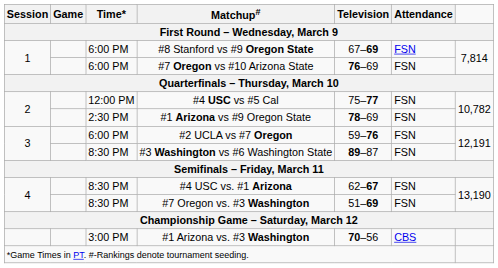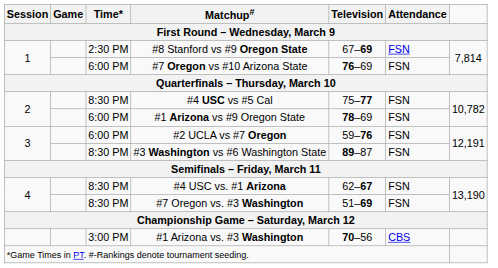(108, 49) 6:00 PM -> (108, 49) 2:30 PM
(111, 101) 12:00 PM -> (108, 101) 8:30 PM
(108, 118) 2:30 PM -> (108, 118) 6:00 PM
